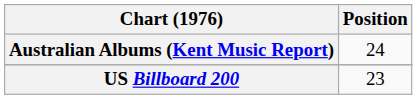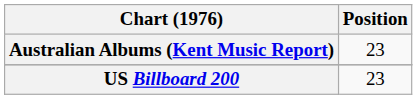(375, 49) 24 -> (375, 49) 23
